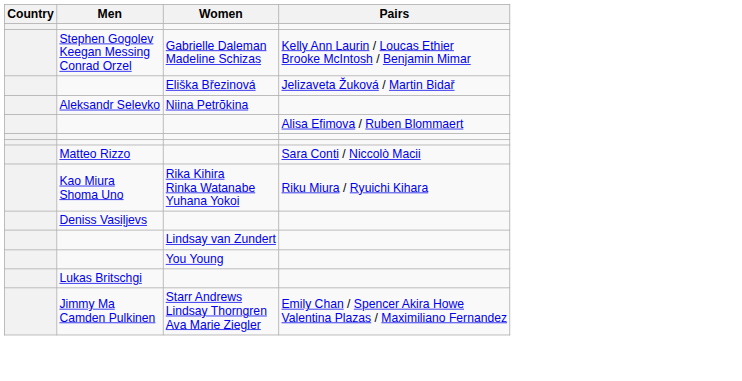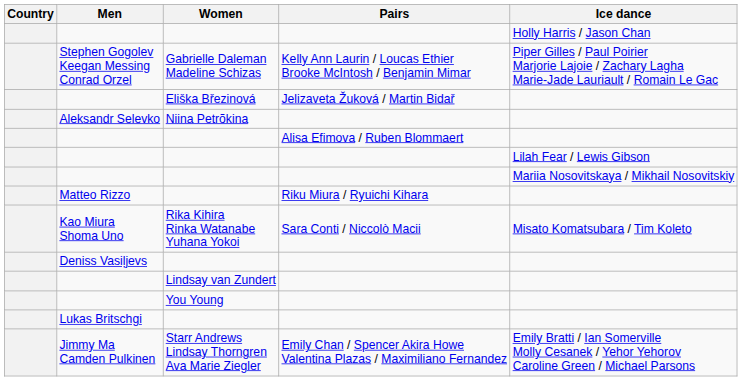+ column: (623, 14)
(351, 154) Sara Conti / Niccolò Macii -> (355, 195) Riku Miura / Ryuichi Kihara
(355, 187) Riku Miura / Ryuichi Kihara -> (351, 228) Sara Conti / Niccolò Macii
